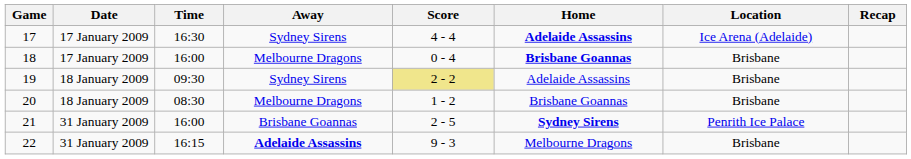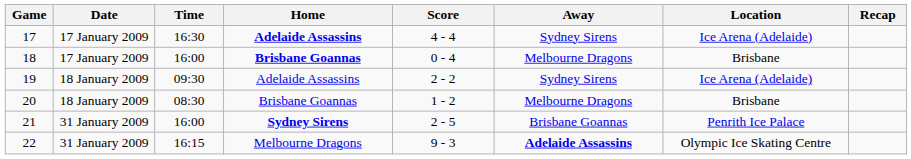columns swapped: (308, 15) <-> (578, 15)
(443, 79) khaki background -> (443, 79) no background
(756, 79) Brisbane -> (756, 79) Ice Arena (Adelaide)
(756, 143) Brisbane -> (756, 143) Olympic Ice Skating Centre
